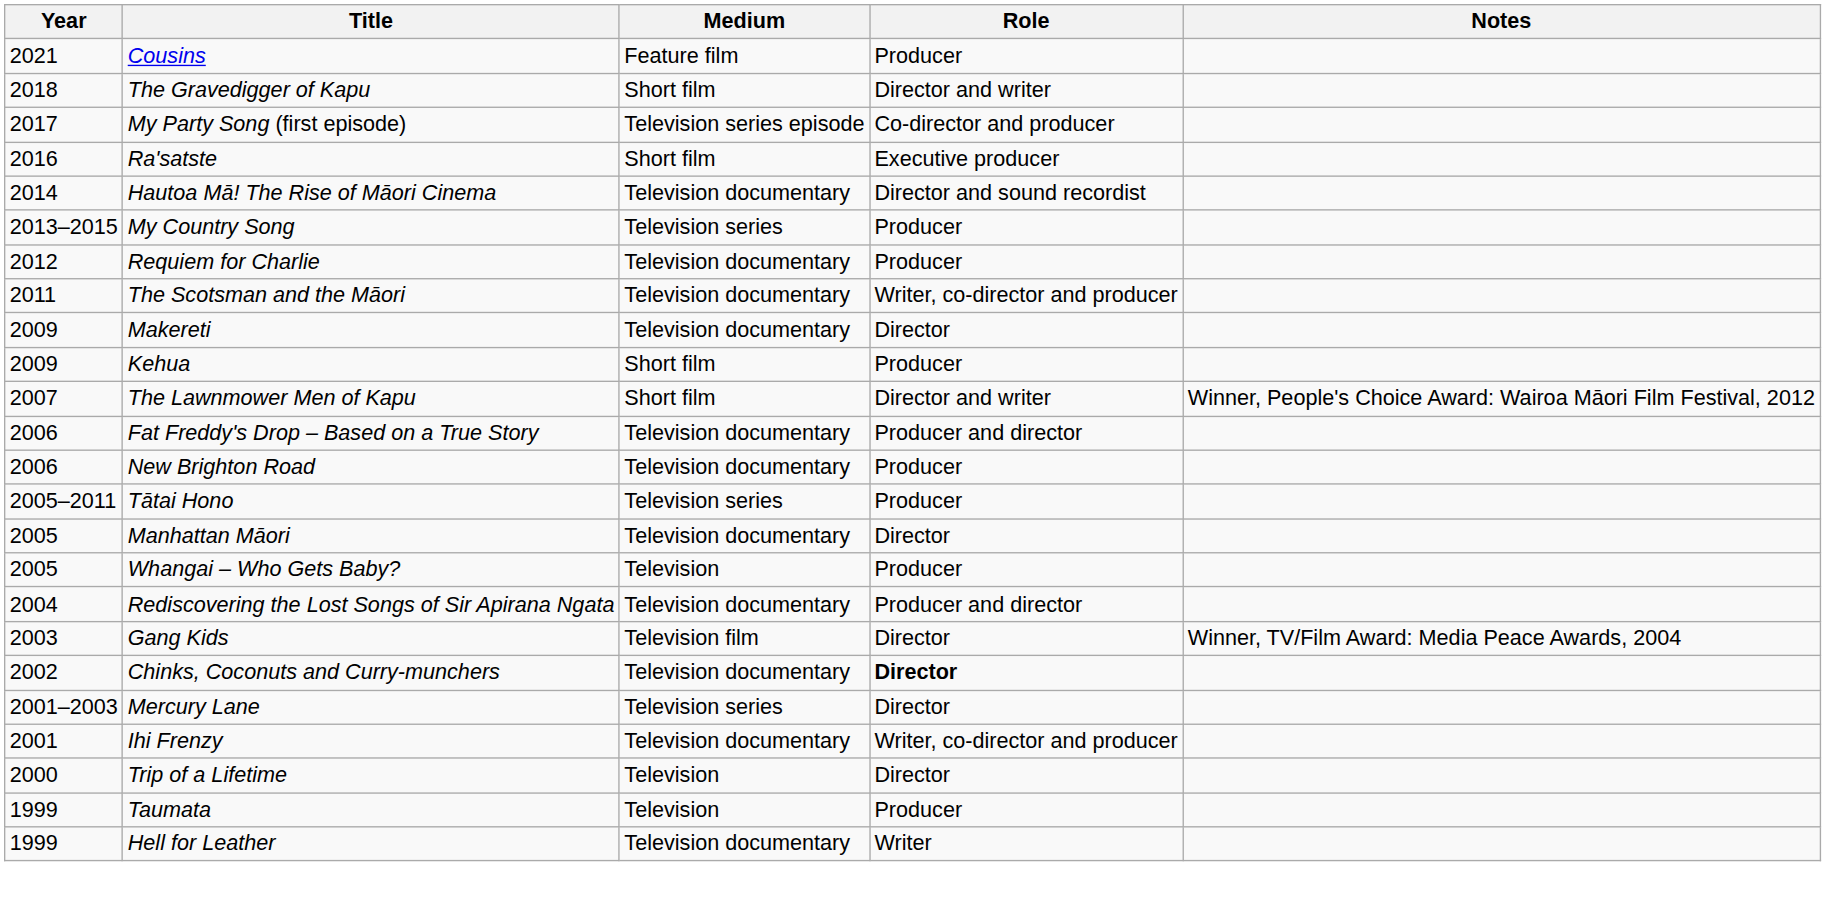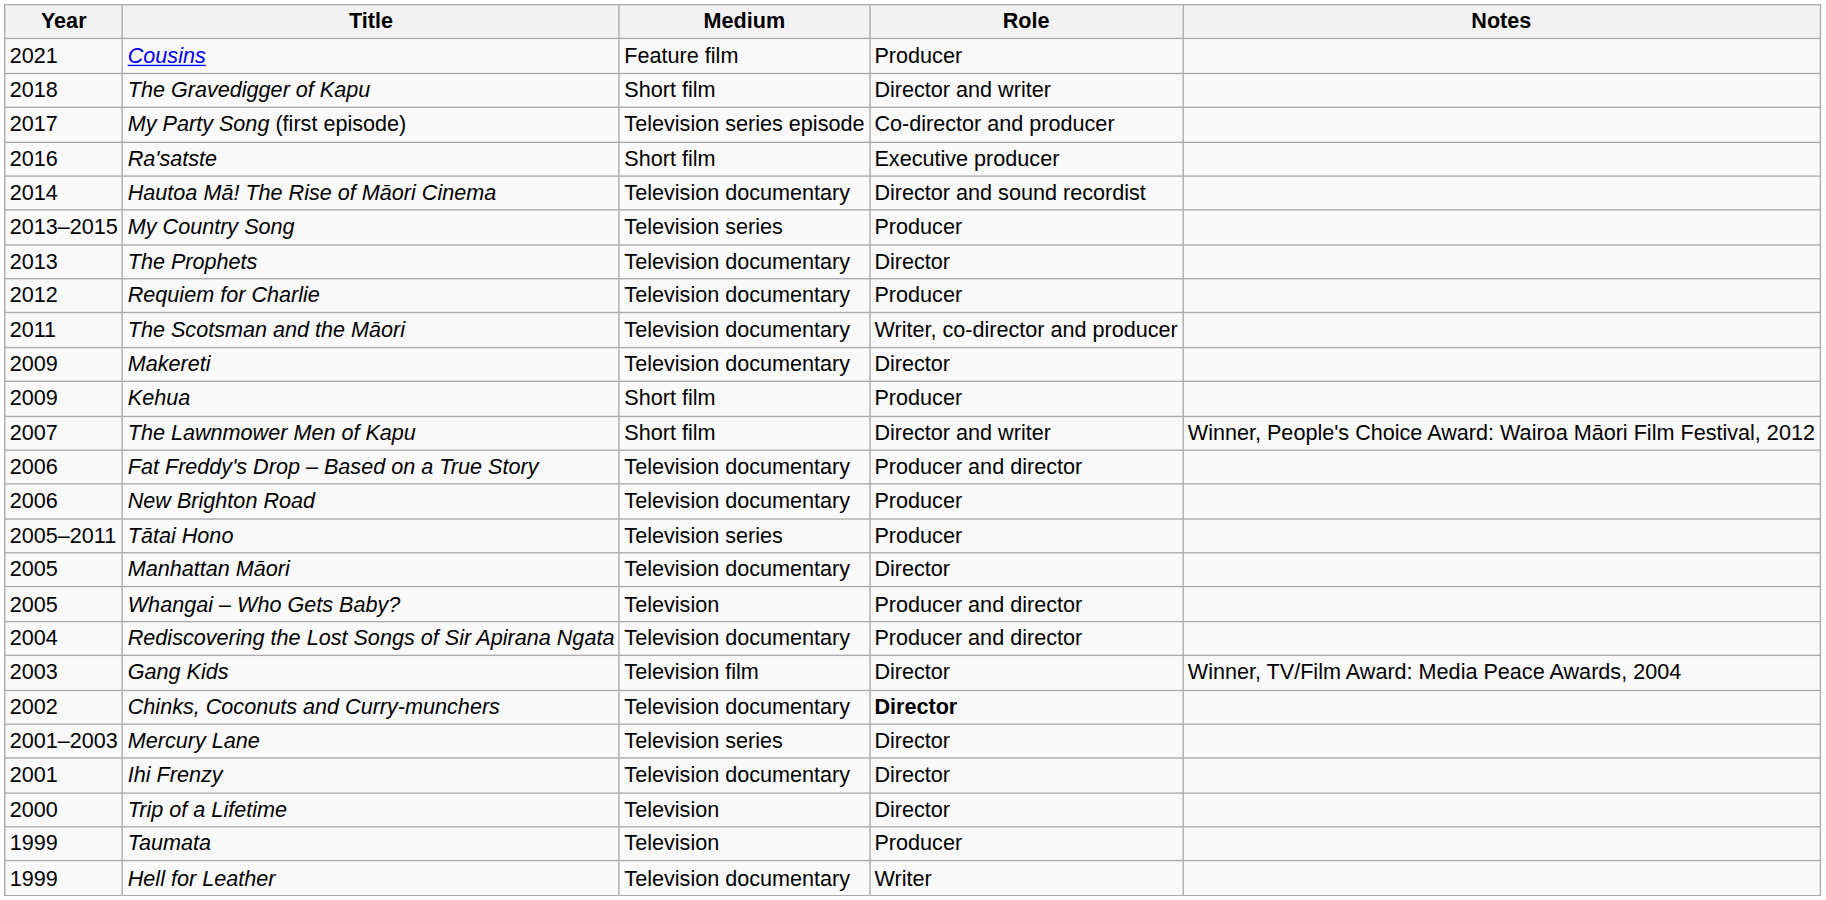+ row: (193, 261)
(918, 569) Producer -> (978, 603) Producer and director
(1026, 741) Writer, co-director and producer -> (912, 775) Director
